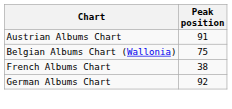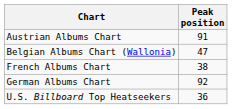(203, 52) 75 -> (203, 52) 47
+ row: (89, 96)
